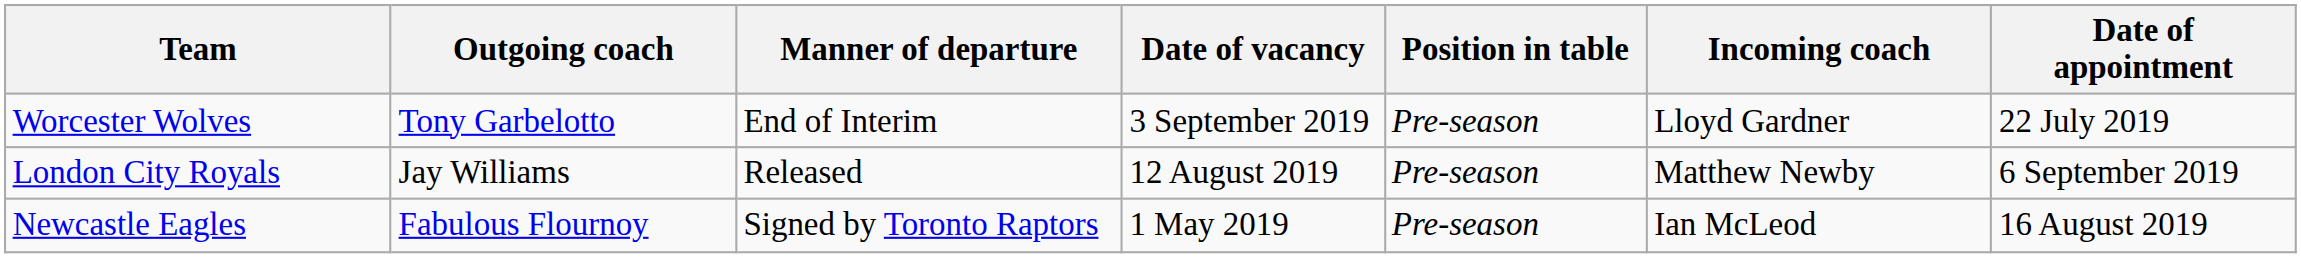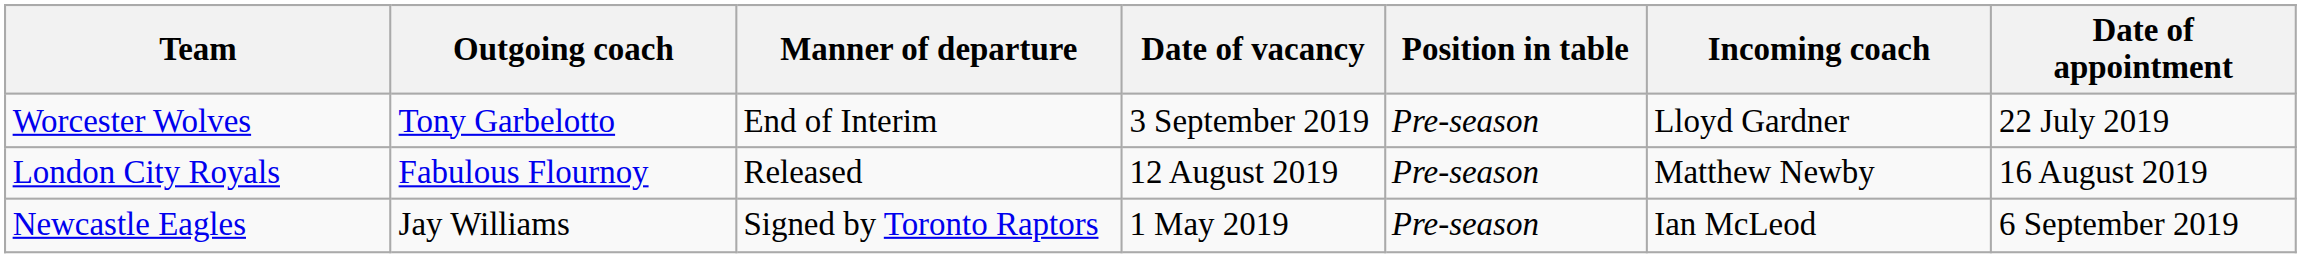(484, 172) Jay Williams -> (524, 172) Fabulous Flournoy
(2119, 172) 6 September 2019 -> (2103, 172) 16 August 2019
(524, 224) Fabulous Flournoy -> (484, 224) Jay Williams
(2103, 224) 16 August 2019 -> (2119, 224) 6 September 2019
